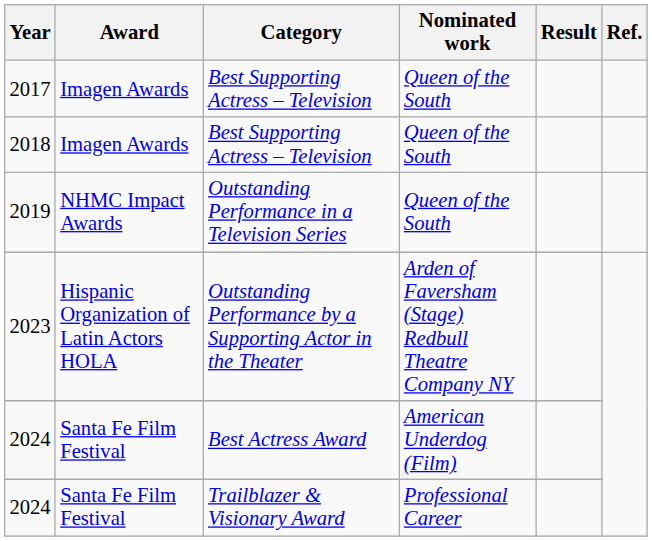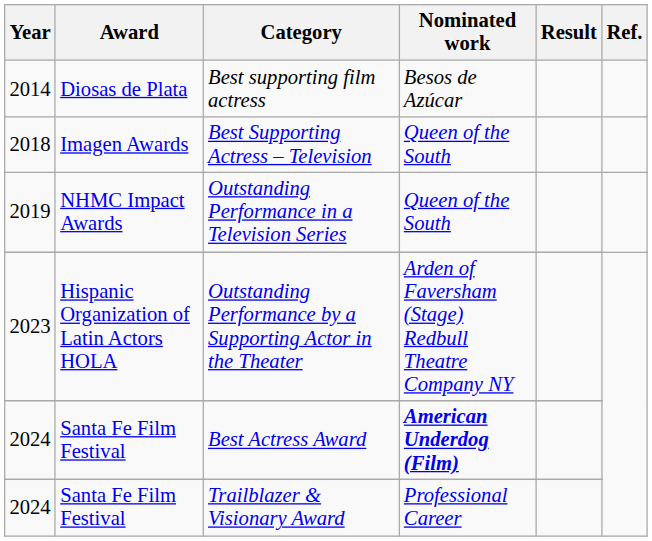+ row: (30, 88)
- row: (30, 88)
(445, 439) normal -> (446, 439) bold
